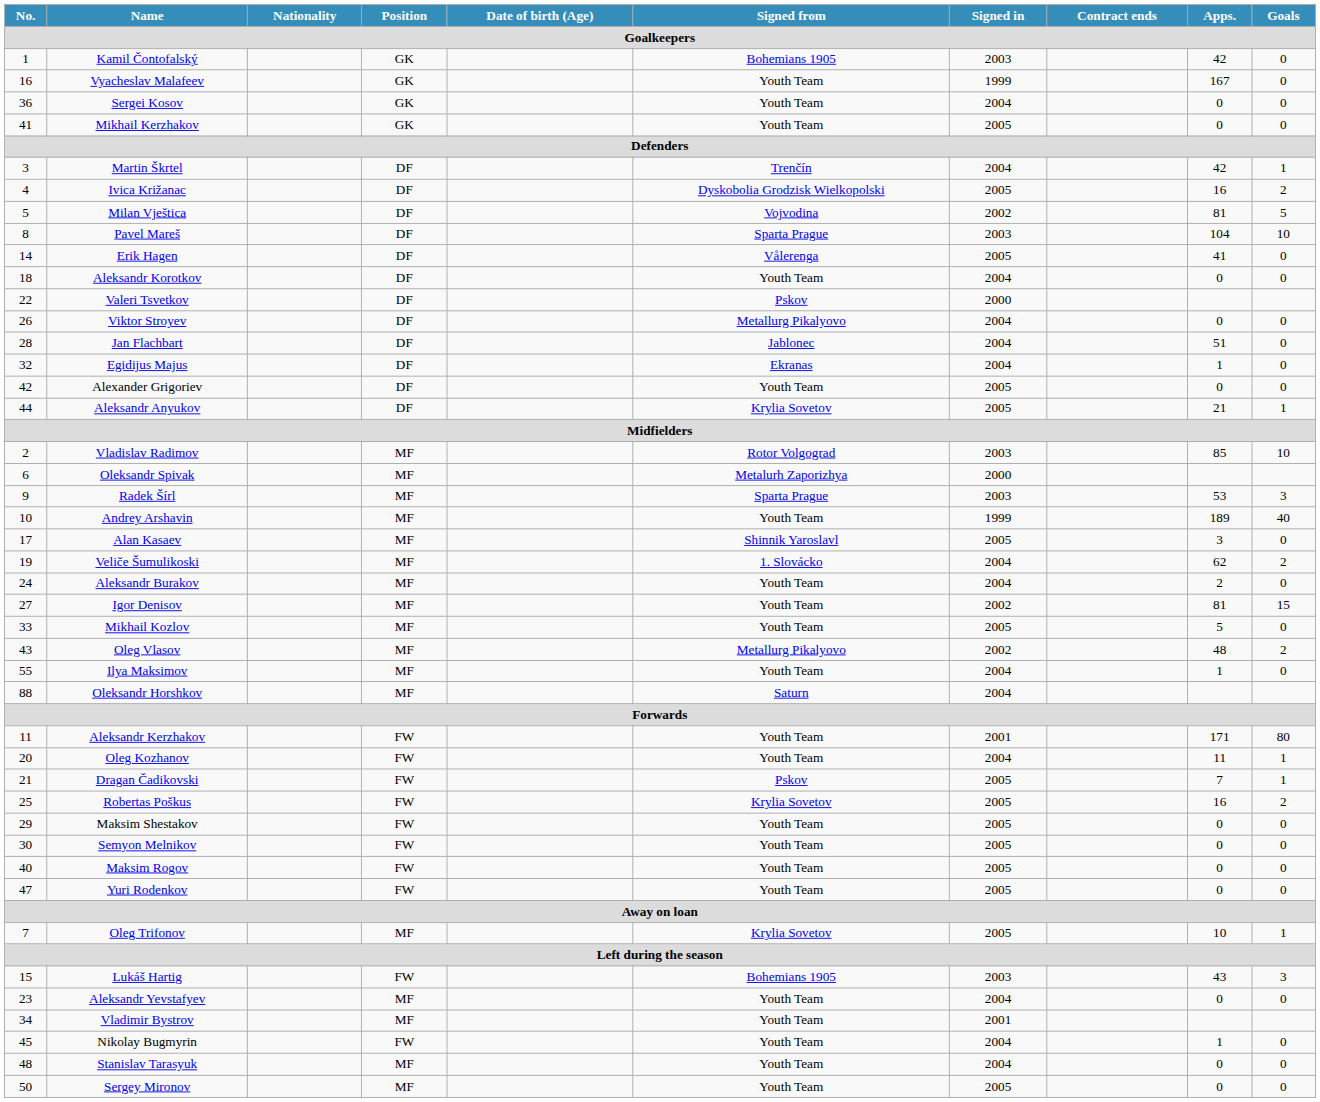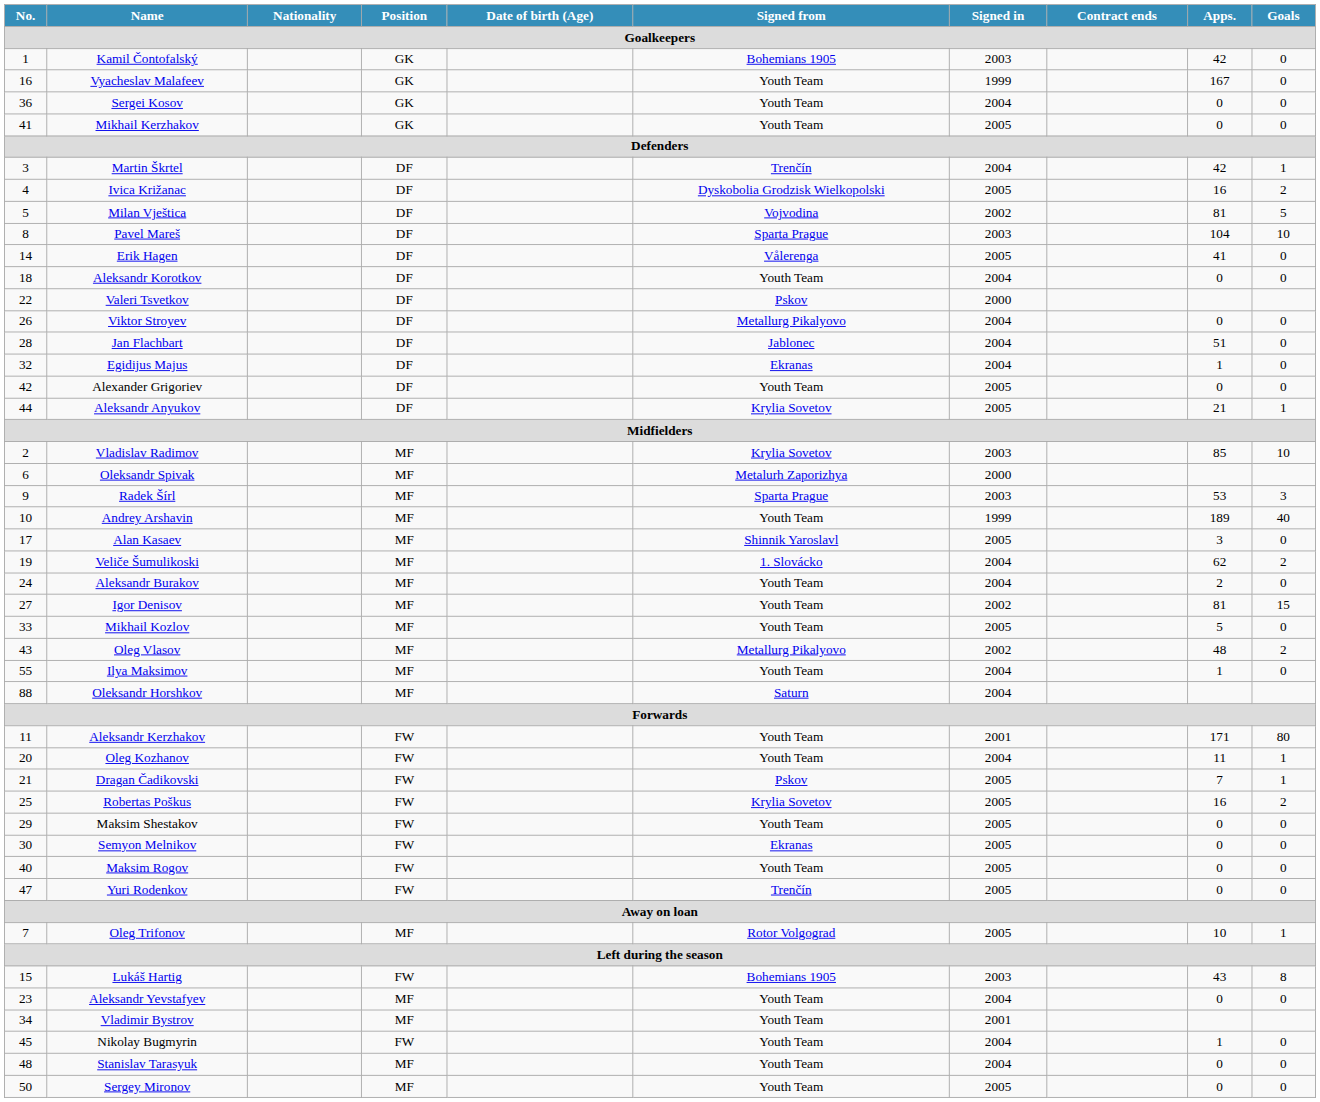(791, 452) Rotor Volgograd -> (791, 452) Krylia Sovetov
(791, 846) Youth Team -> (791, 846) Ekranas
(791, 889) Youth Team -> (791, 889) Trenčín
(791, 933) Krylia Sovetov -> (791, 933) Rotor Volgograd
(1283, 977) 3 -> (1283, 977) 8
